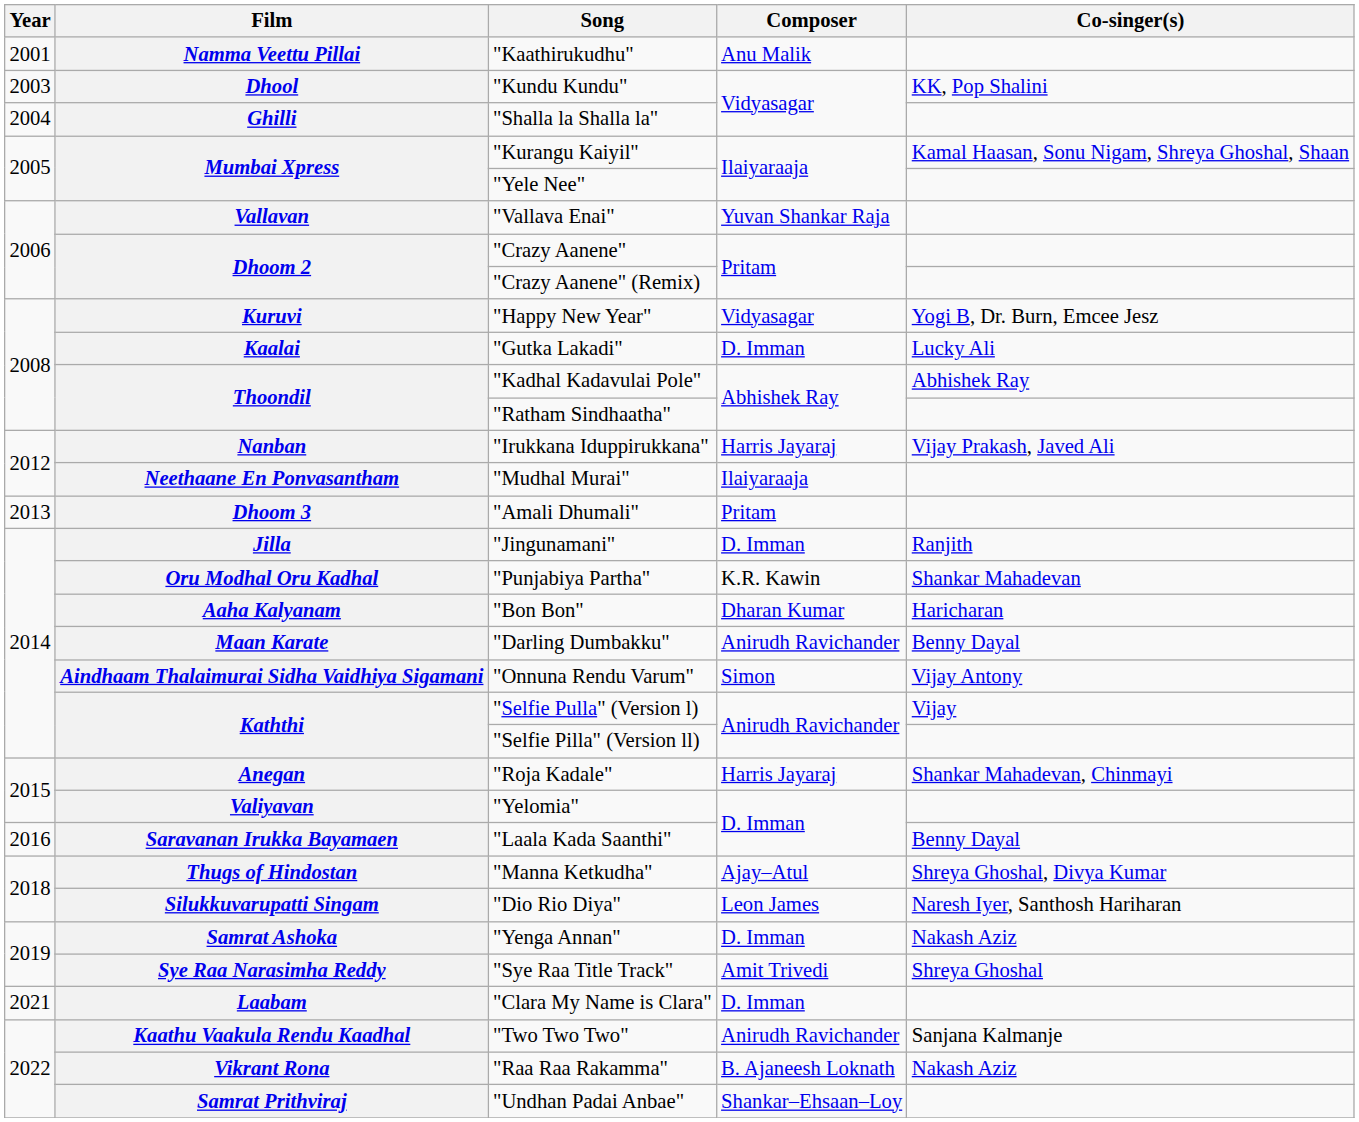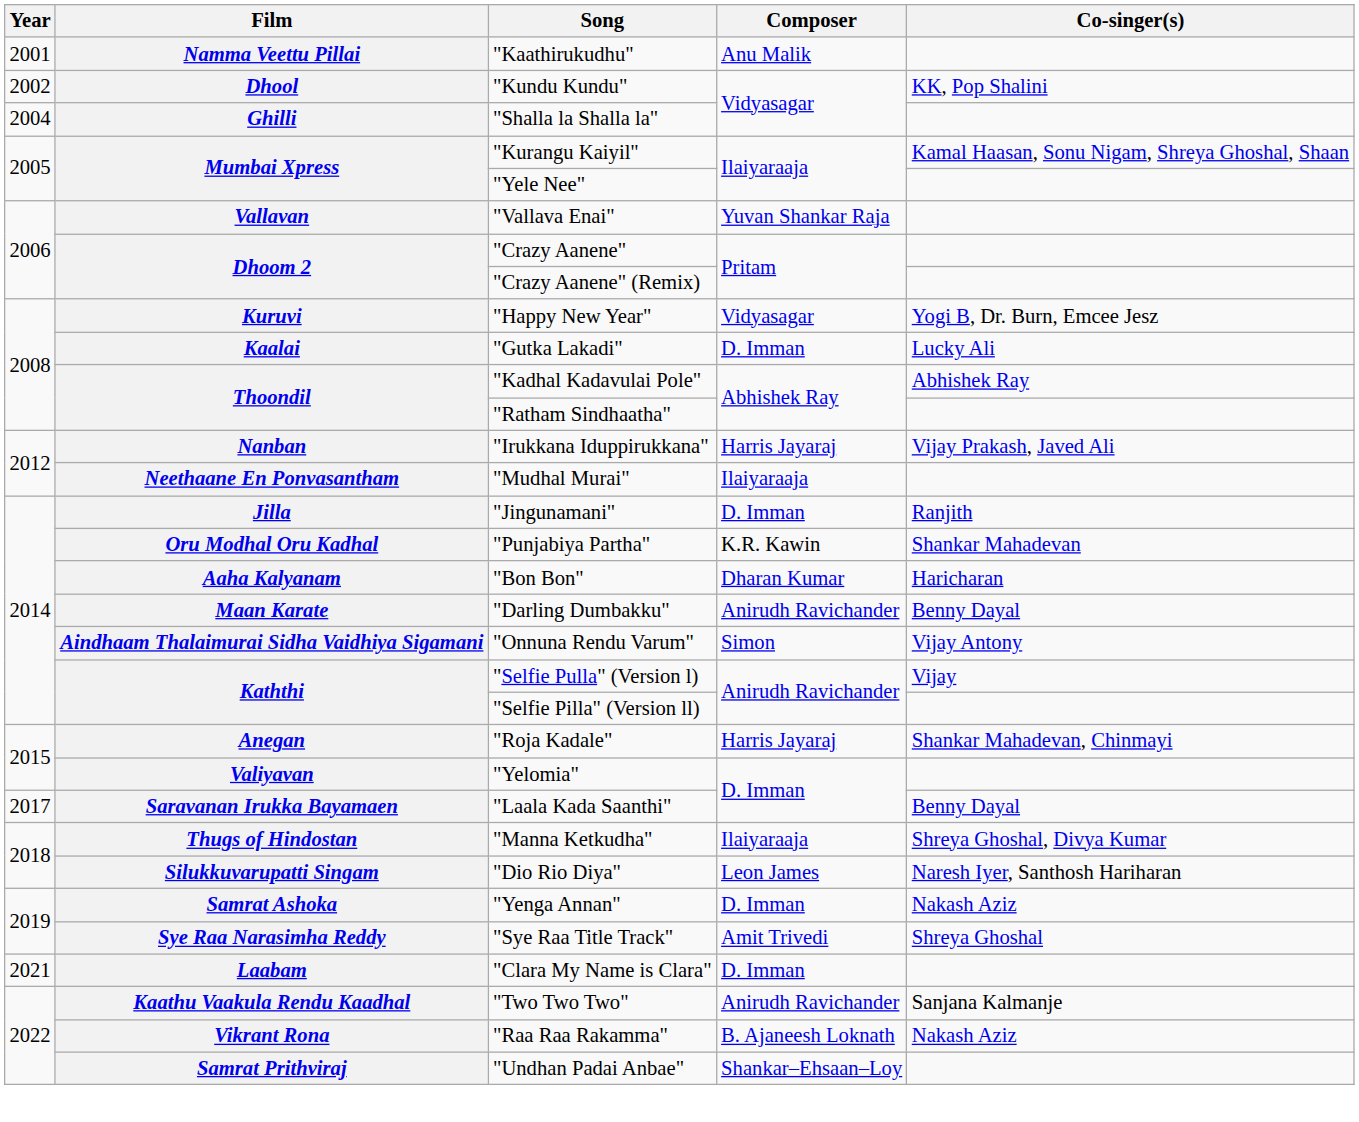(30, 86) 2003 -> (30, 86) 2002
- row: (566, 511)
(30, 839) 2016 -> (30, 806) 2017
(765, 871) Ajay–Atul -> (765, 839) Ilaiyaraaja
